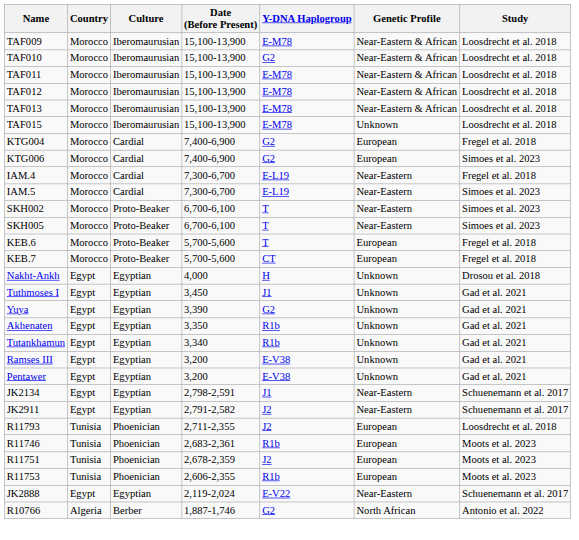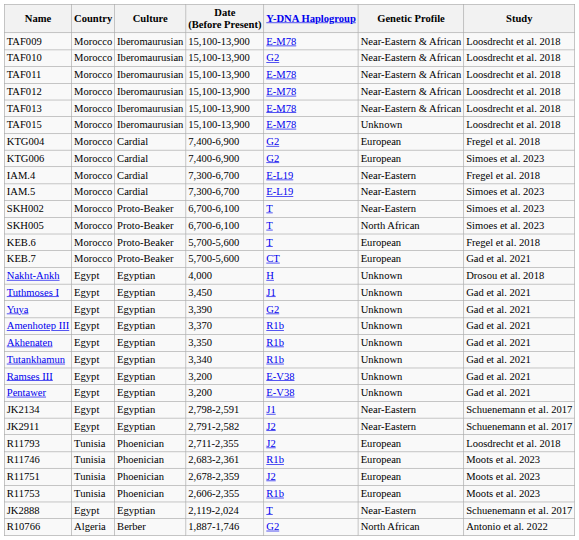(384, 225) Near-Eastern -> (390, 225) North African
(499, 259) Fregel et al. 2018 -> (498, 259) Gad et al. 2021
+ row: (38, 326)
(276, 493) E-V22 -> (270, 510) T
